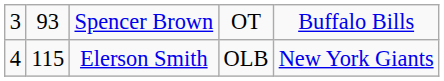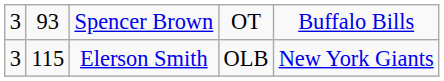(15, 57) 4 -> (15, 57) 3
